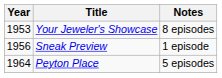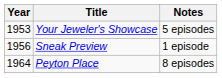(188, 30) 8 episodes -> (188, 30) 5 episodes
(188, 64) 5 episodes -> (188, 64) 8 episodes
